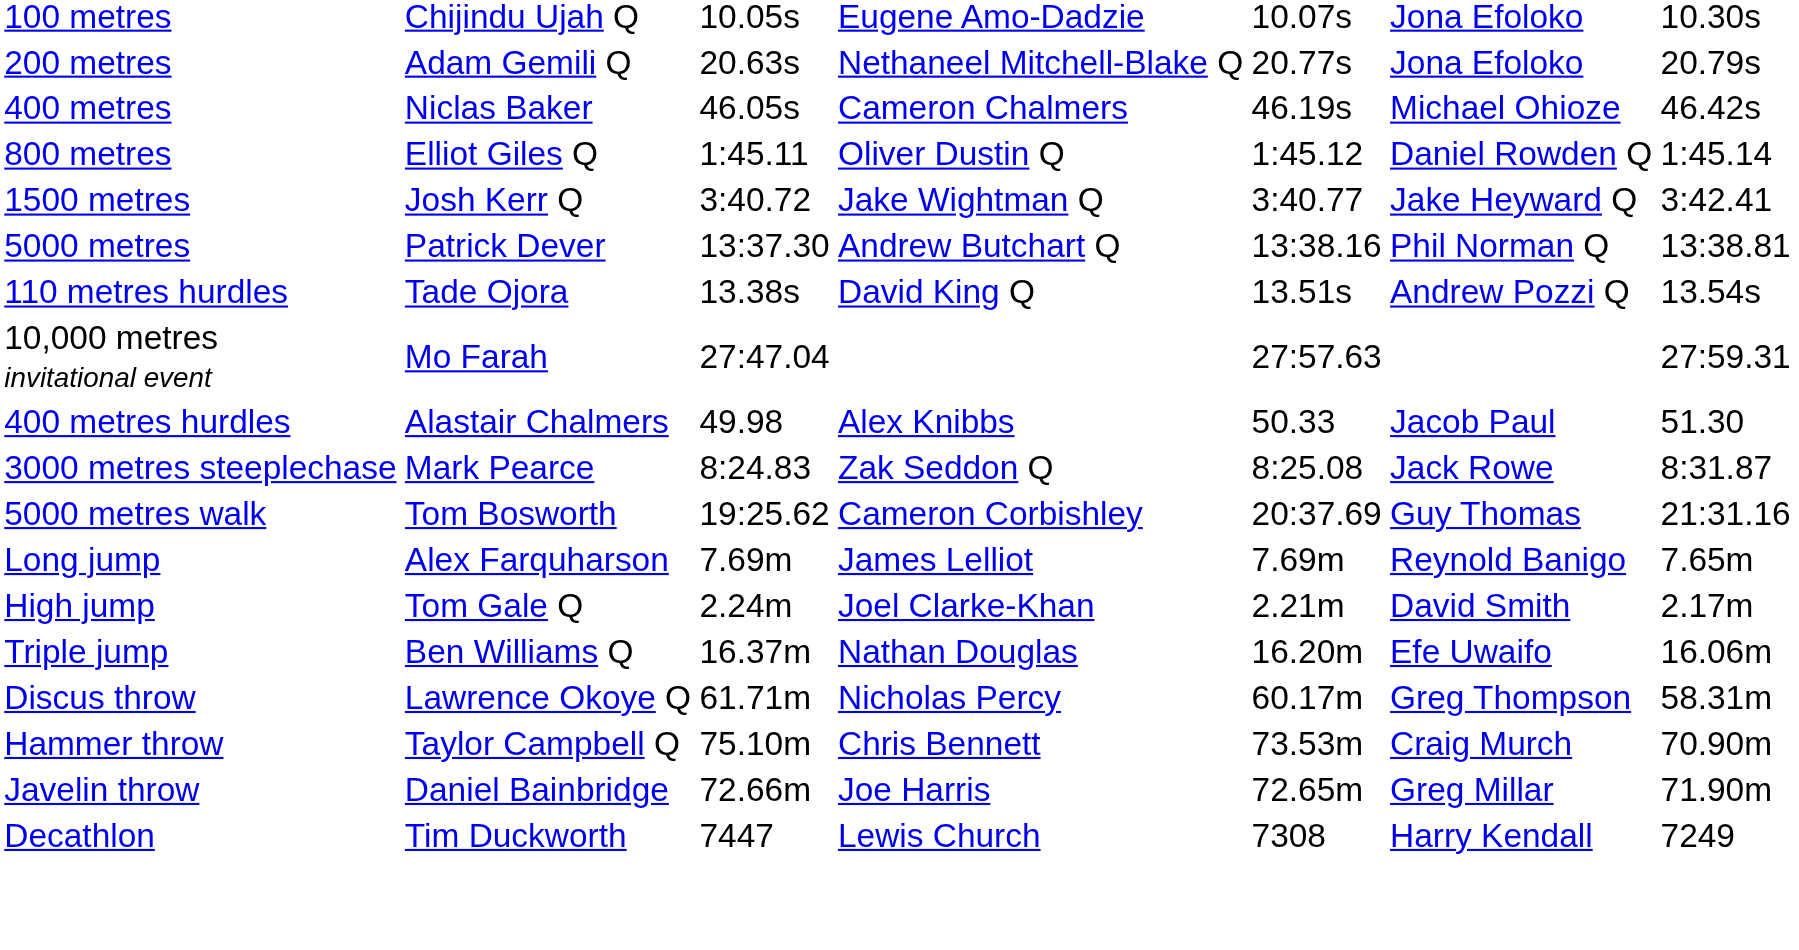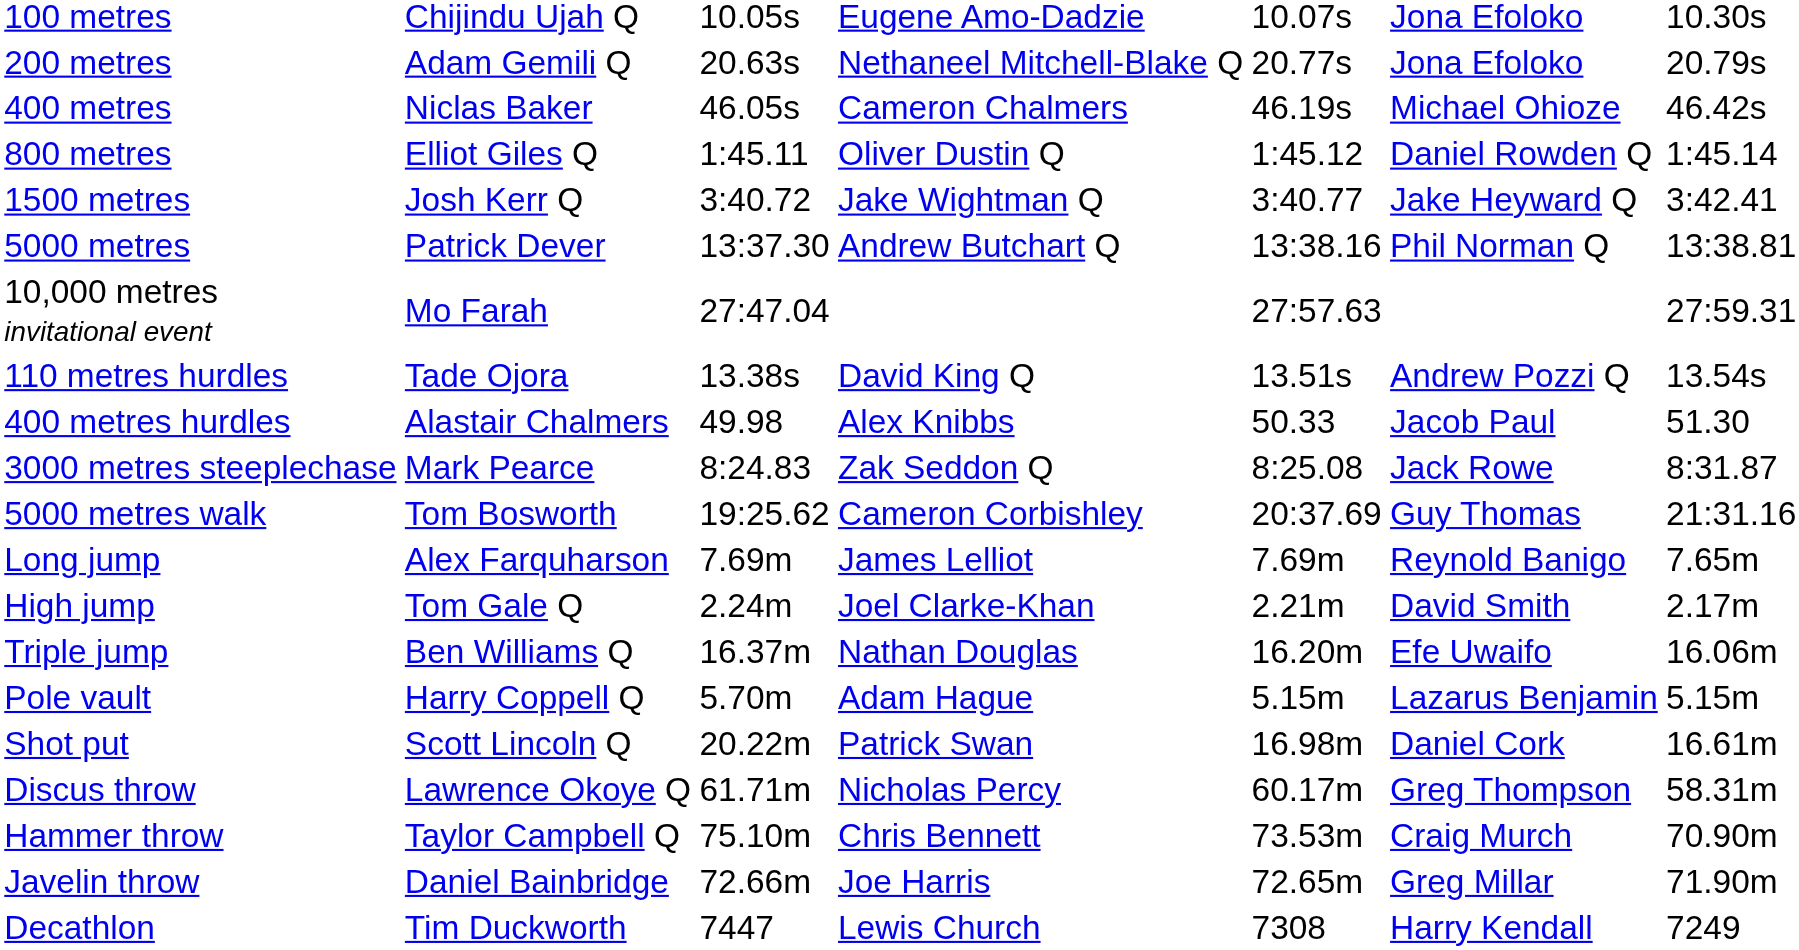rows swapped: (111, 357) <-> (146, 292)
+ row: (78, 697)
+ row: (67, 743)
